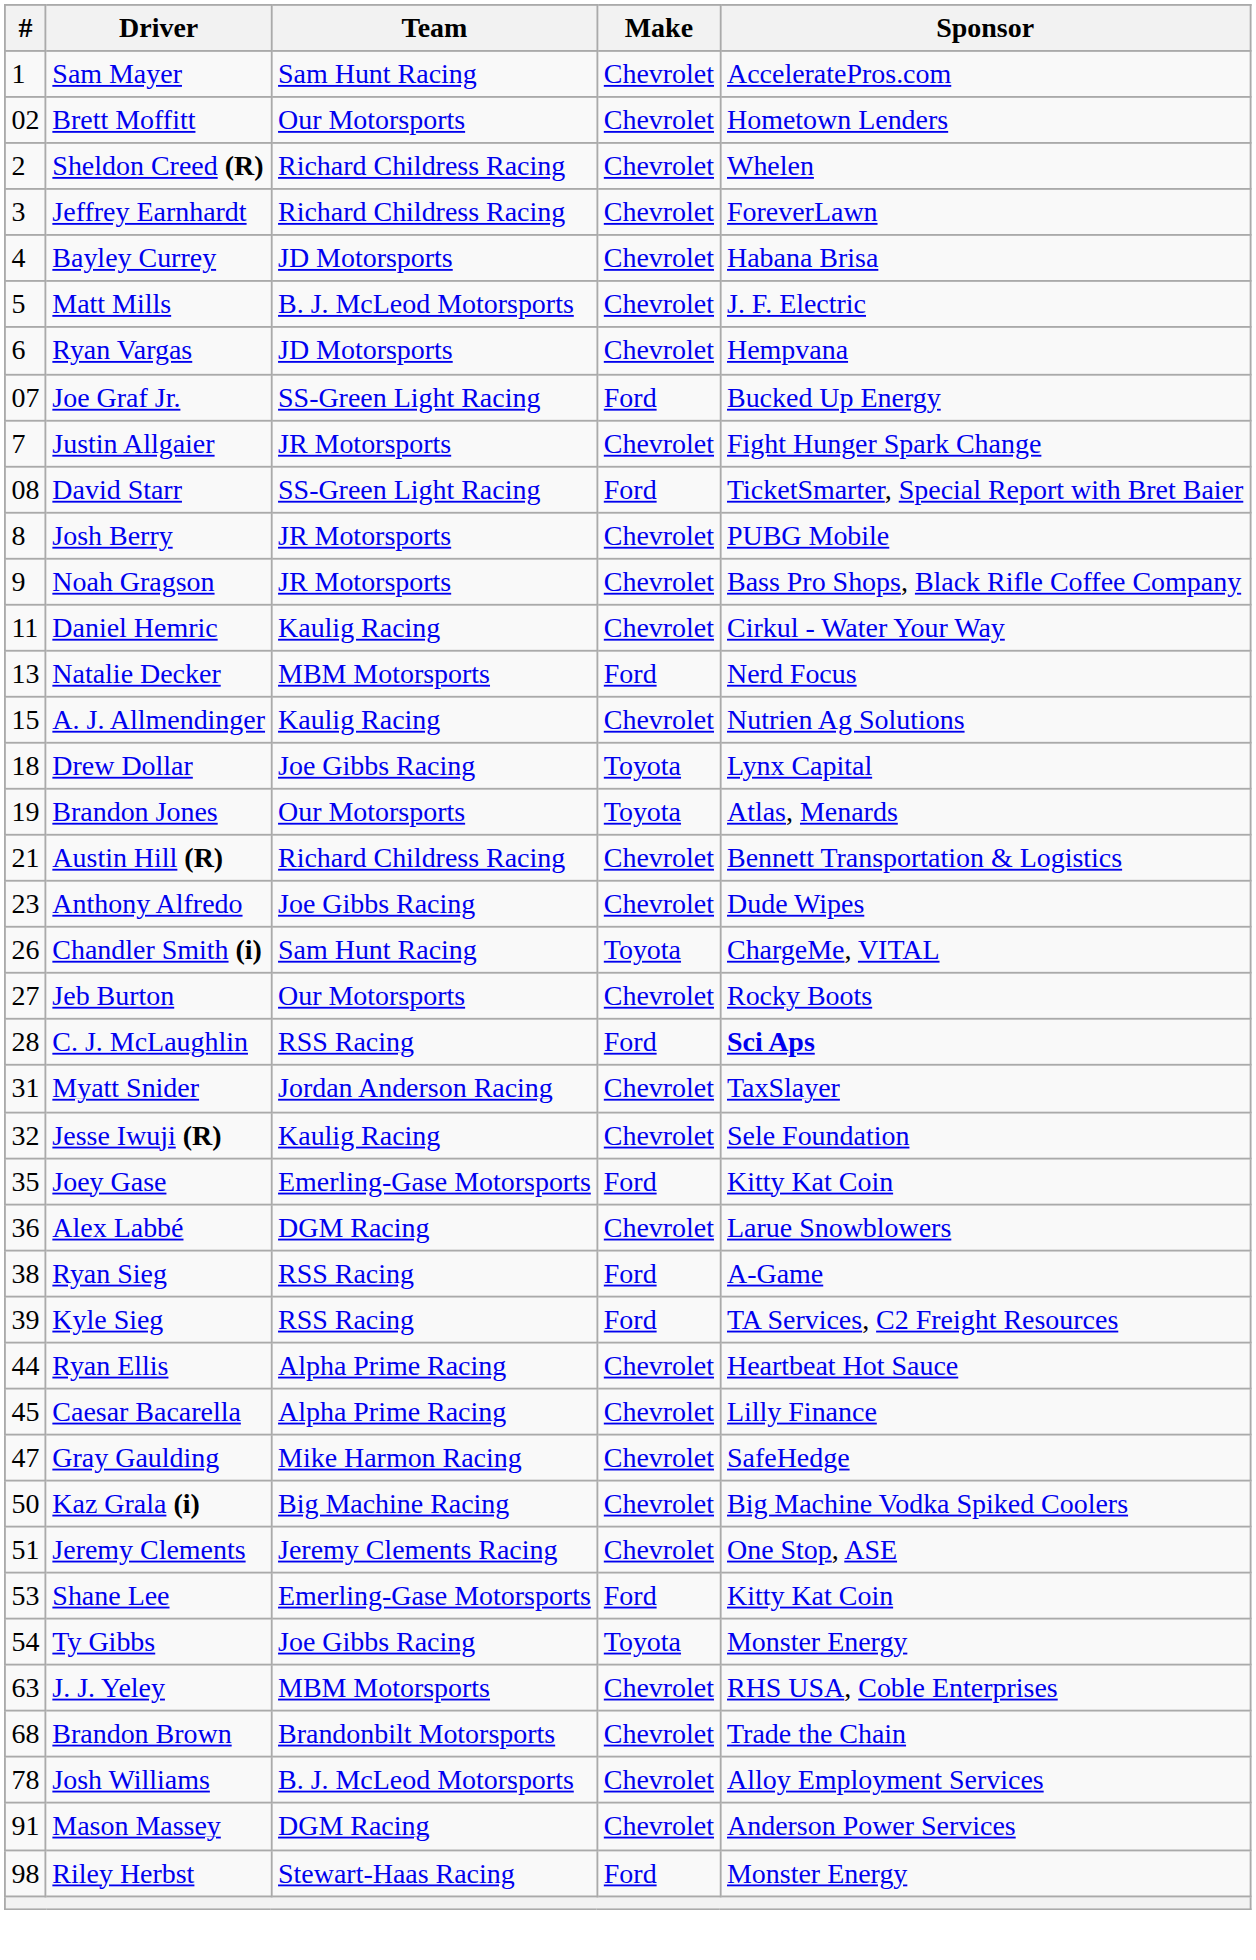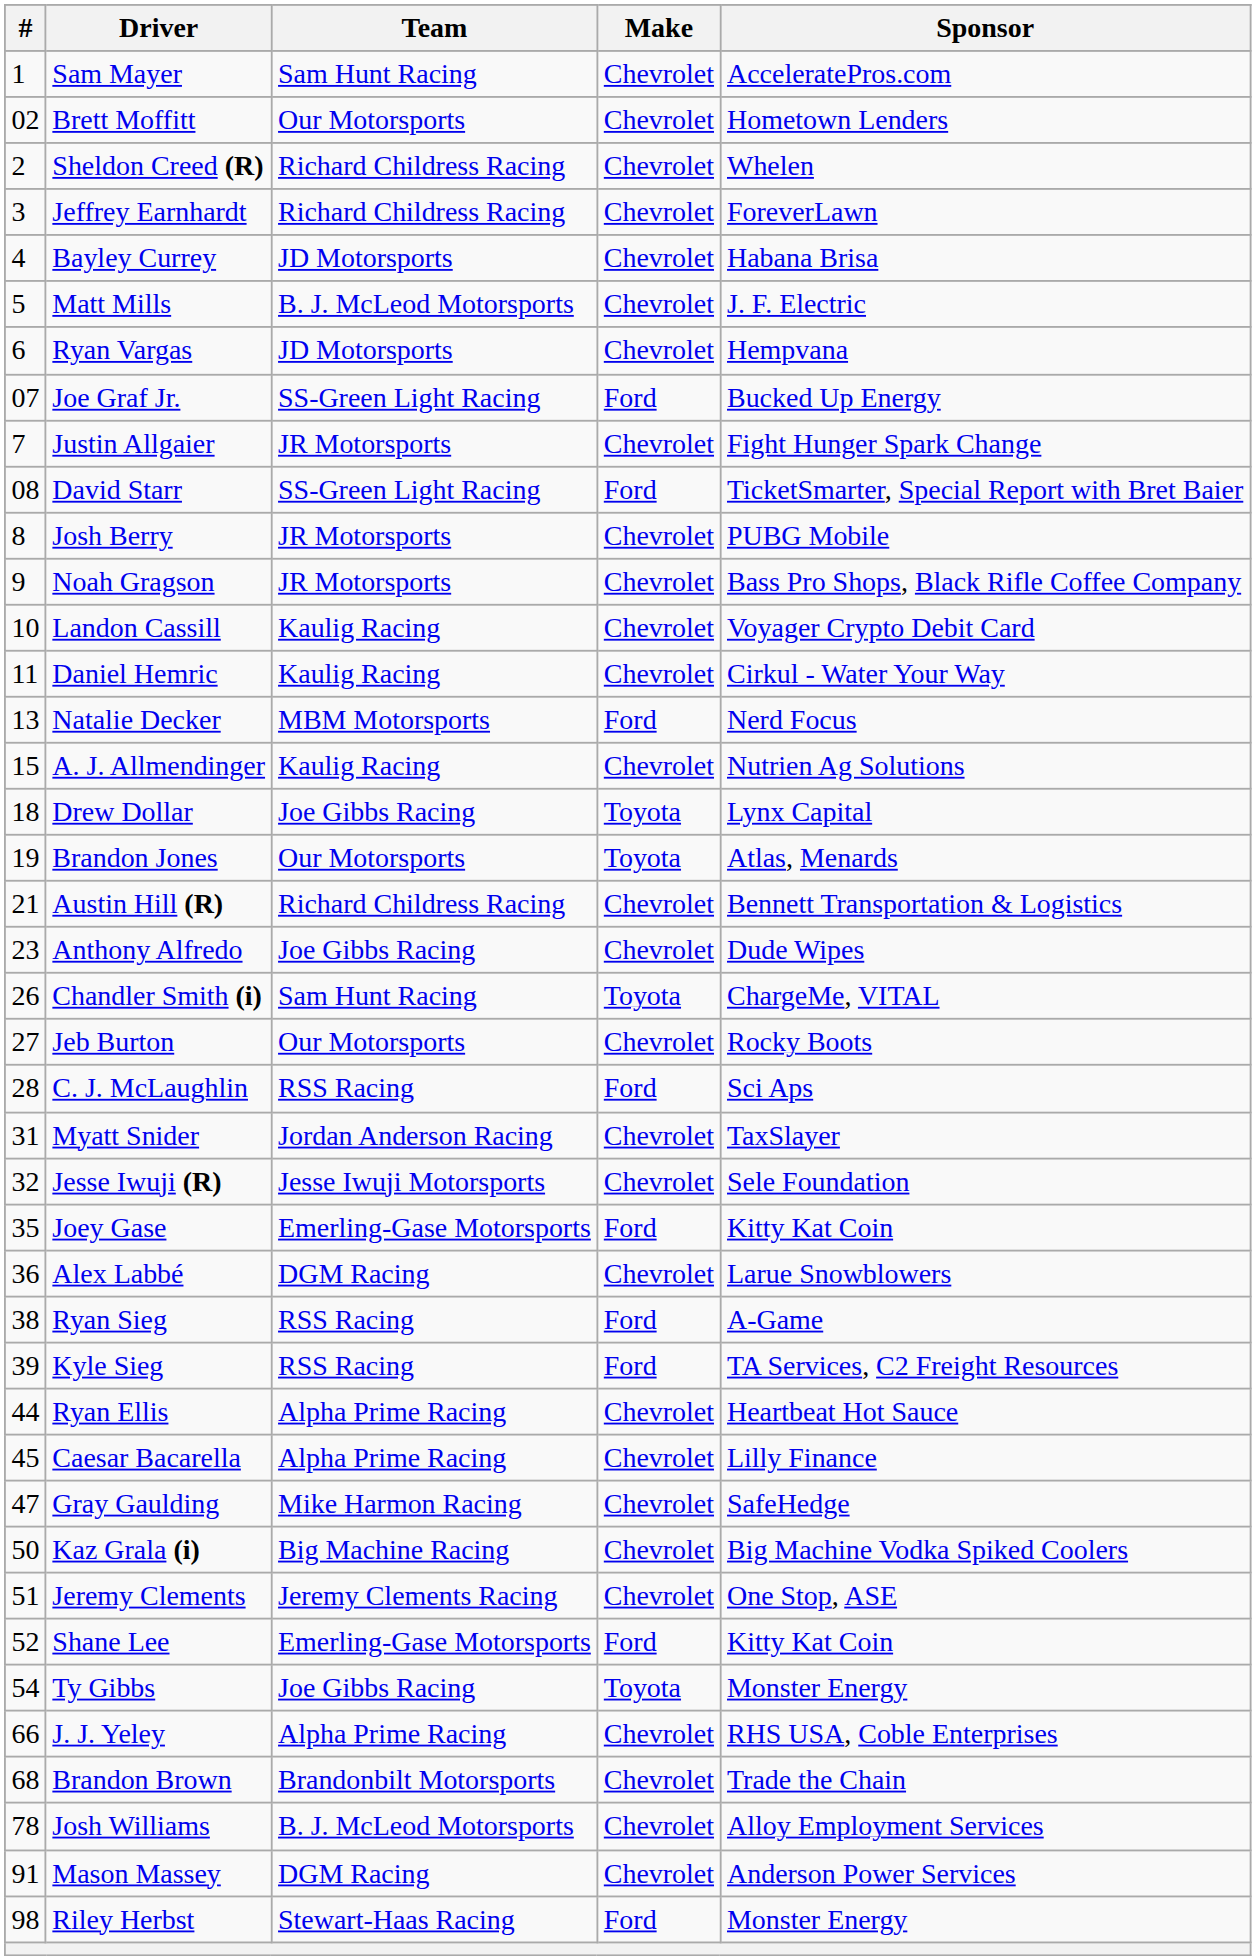+ row: (137, 627)
(771, 1042) bold -> (770, 1088) normal
(359, 1134) Kaulig Racing -> (412, 1180) Jesse Iwuji Motorsports
(25, 1595) 53 -> (25, 1641) 52
(25, 1687) 63 -> (25, 1734) 66
(384, 1687) MBM Motorsports -> (392, 1734) Alpha Prime Racing
